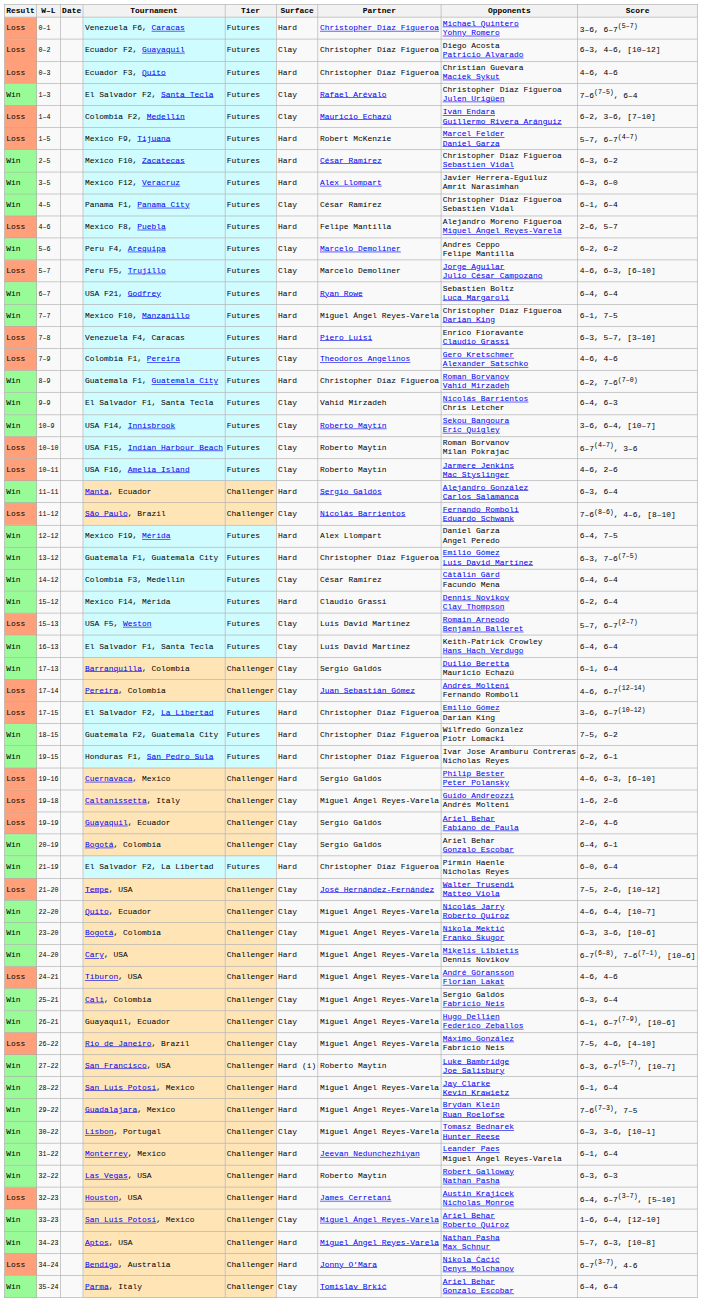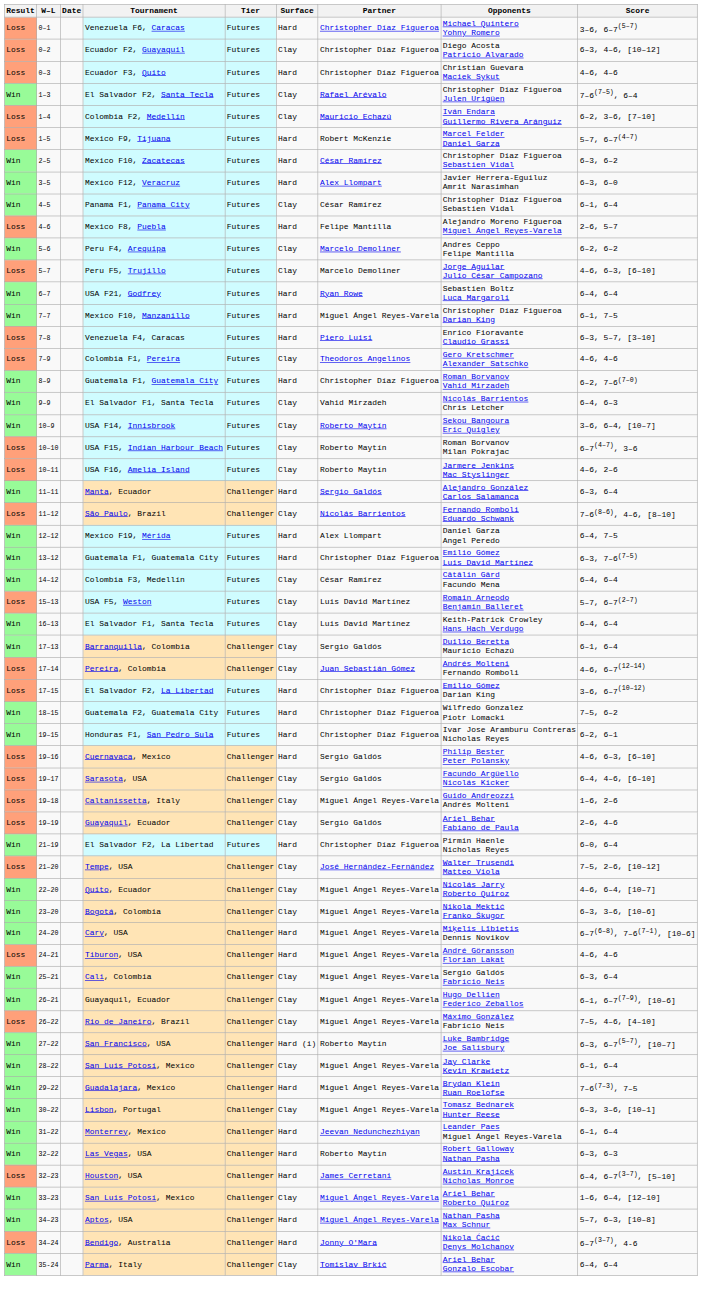- row: (48, 603)
+ row: (48, 779)
- row: (48, 845)
(288, 1088) Hard -> (288, 1066) Clay
